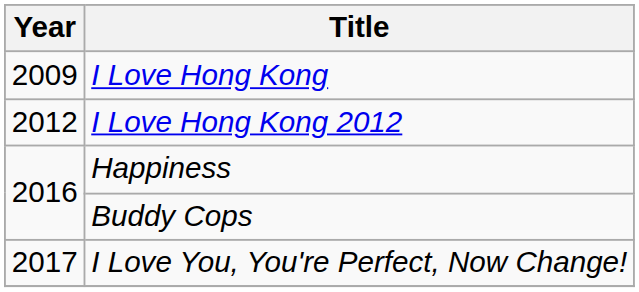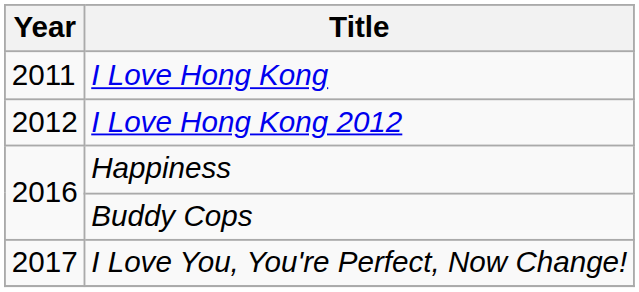(45, 74) 2009 -> (44, 74) 2011
